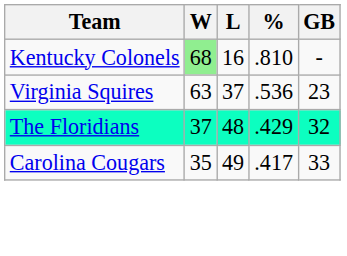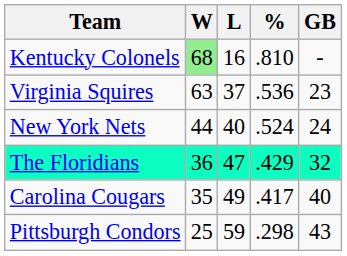+ row: (78, 127)
(201, 127) 37 -> (202, 162) 36
(233, 127) 48 -> (234, 162) 47
(319, 162) 33 -> (320, 197) 40
+ row: (95, 232)
